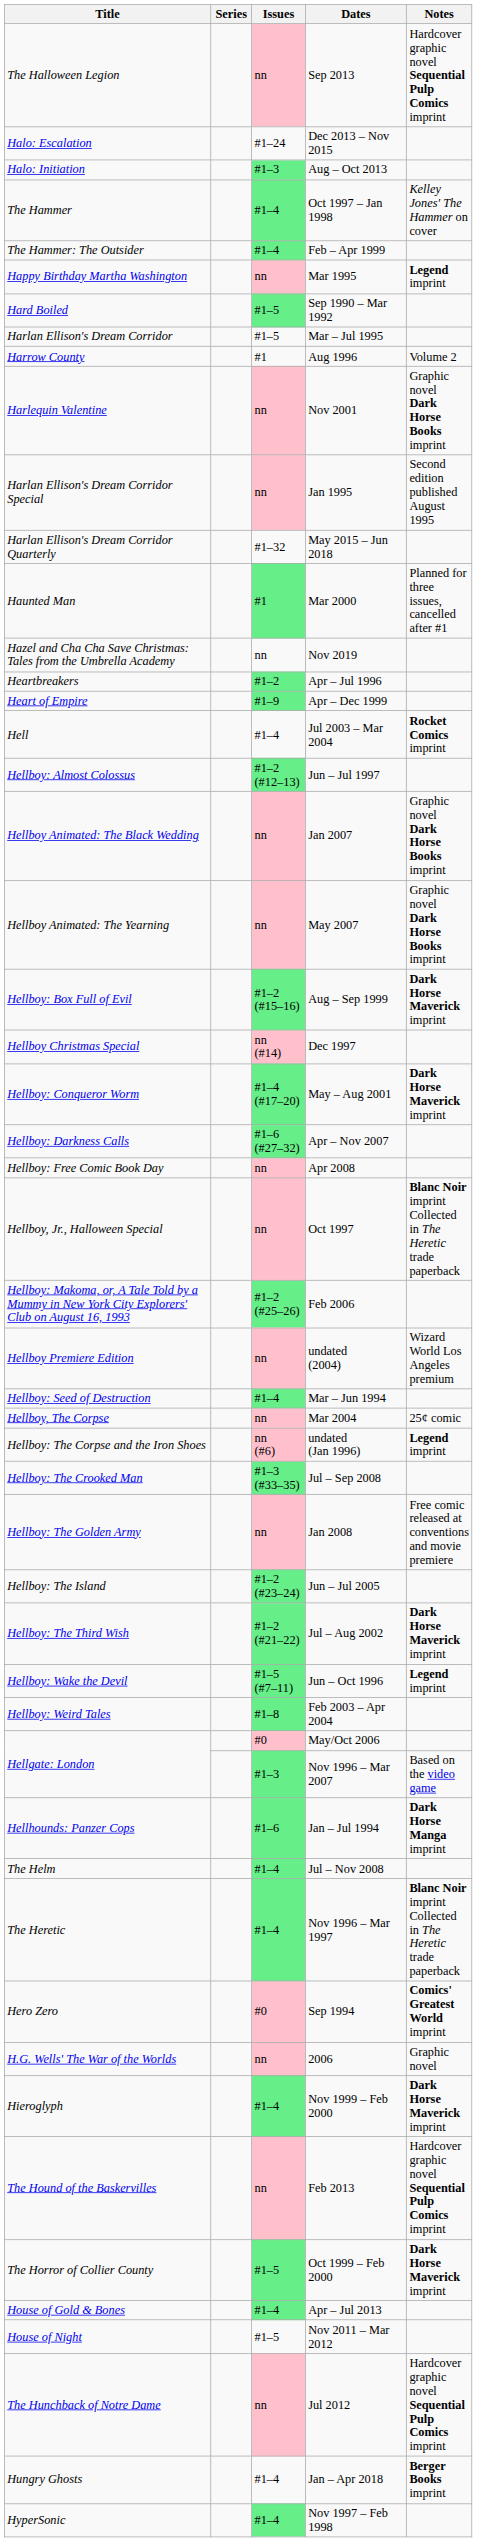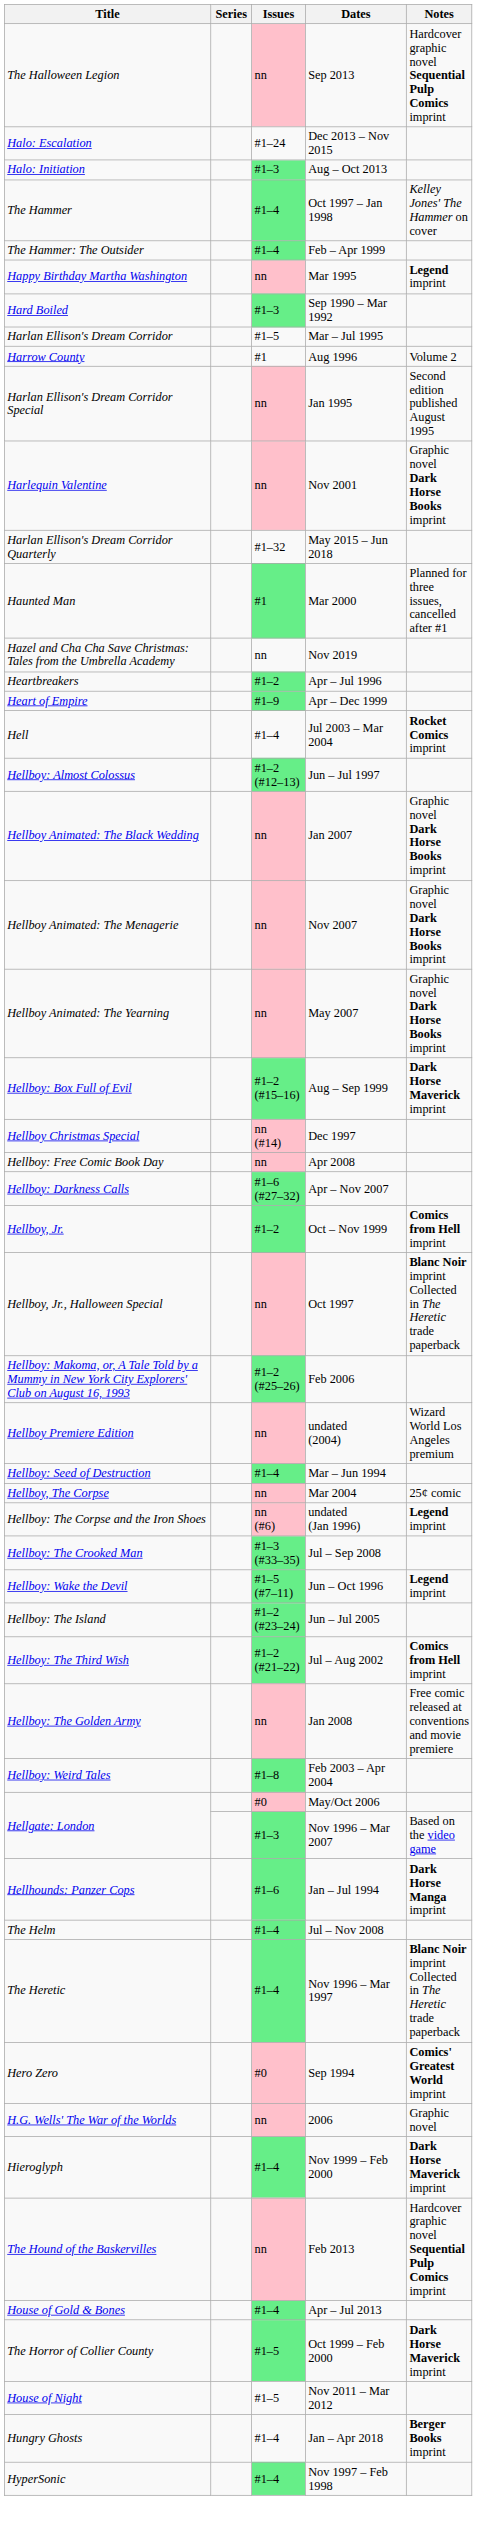(267, 310) #1–5 -> (267, 310) #1–3
rows swapped: (330, 492) <-> (333, 410)
+ row: (333, 924)
- row: (350, 1094)
rows swapped: (348, 1141) <-> (332, 1168)
+ row: (348, 1229)
rows swapped: (330, 1532) <-> (346, 1680)
(435, 1633) Dark Horse Maverick imprint -> (435, 1660) Comics from Hell imprint
rows swapped: (345, 2310) <-> (346, 2270)
- row: (329, 2404)
